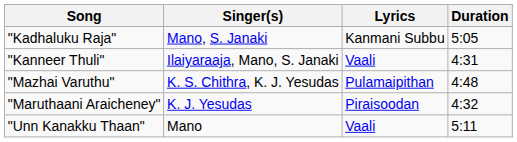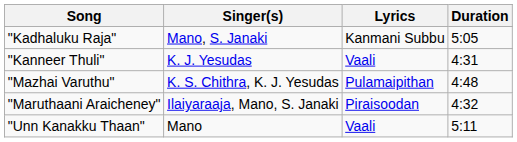(253, 60) Ilaiyaraaja, Mano, S. Janaki -> (209, 60) K. J. Yesudas
(209, 104) K. J. Yesudas -> (253, 104) Ilaiyaraaja, Mano, S. Janaki
